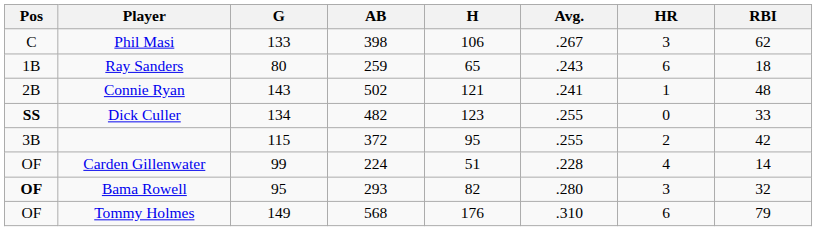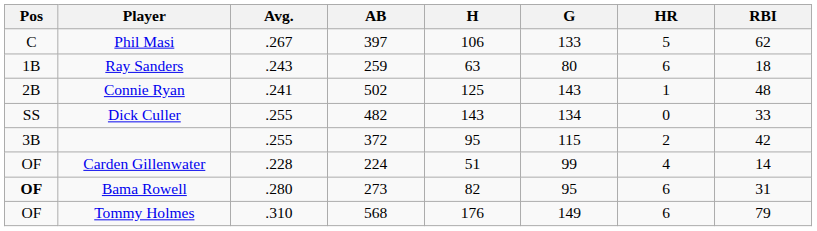columns swapped: (279, 16) <-> (569, 16)
(376, 41) 398 -> (376, 41) 397
(666, 41) 3 -> (666, 41) 5
(472, 66) 65 -> (472, 66) 63
(472, 90) 121 -> (472, 90) 125
(31, 115) bold -> (31, 115) normal
(472, 115) 123 -> (472, 115) 143
(376, 189) 293 -> (376, 189) 273
(666, 189) 3 -> (666, 189) 6
(763, 189) 32 -> (763, 189) 31
